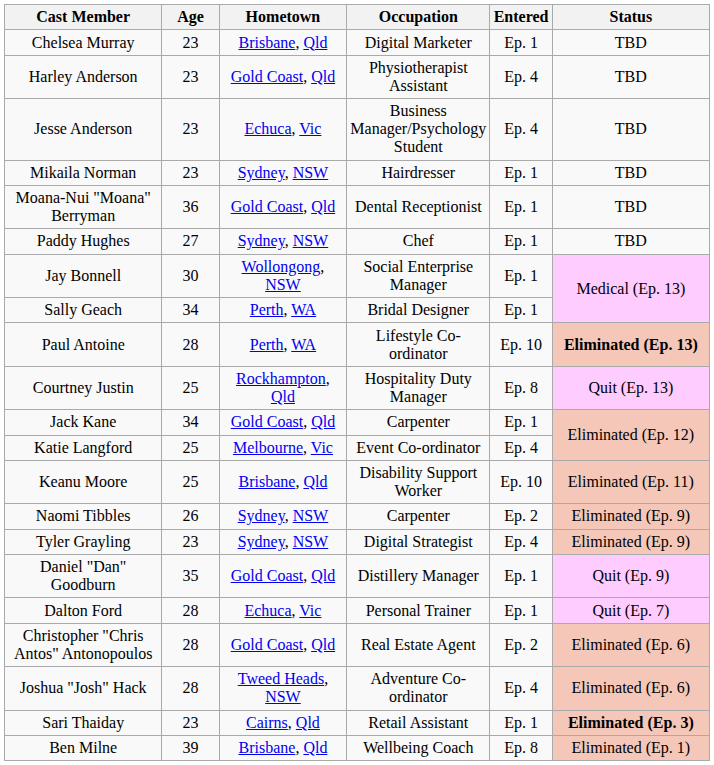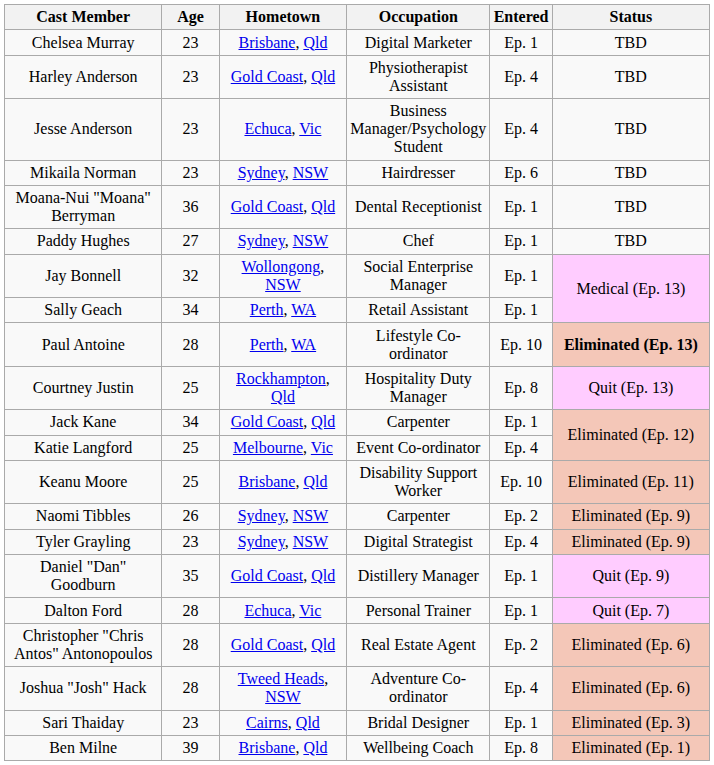(521, 172) Ep. 1 -> (521, 172) Ep. 6
(191, 275) 30 -> (191, 275) 32
(418, 310) Bridal Designer -> (418, 310) Retail Assistant
(418, 722) Retail Assistant -> (418, 722) Bridal Designer
(631, 722) bold -> (631, 722) normal
